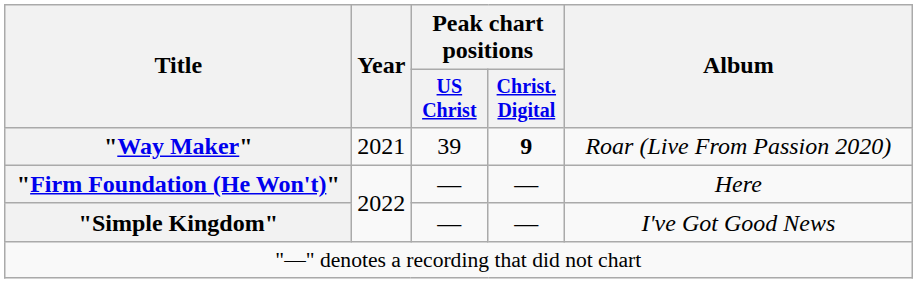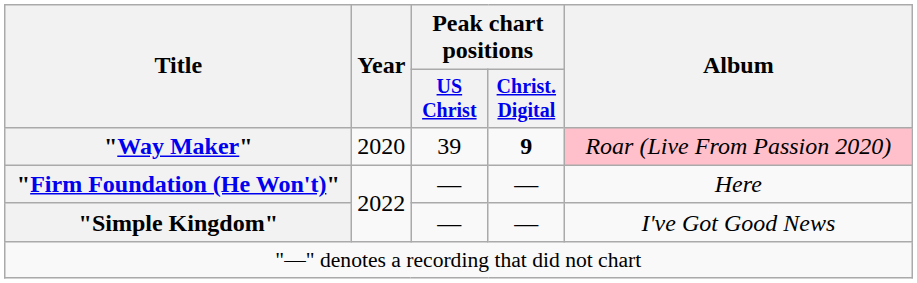(381, 146) 2021 -> (381, 146) 2020
(738, 146) no background -> (738, 146) pink background
